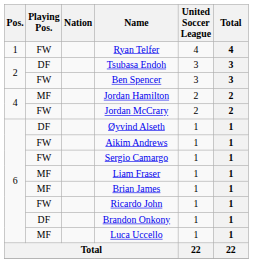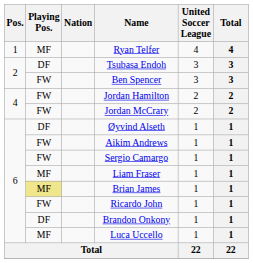(44, 49) FW -> (44, 49) MF
(44, 96) MF -> (44, 96) FW
(44, 188) no background -> (44, 188) khaki background
